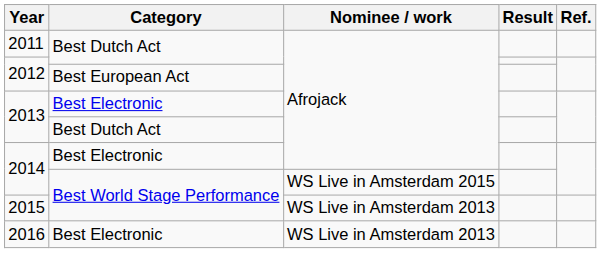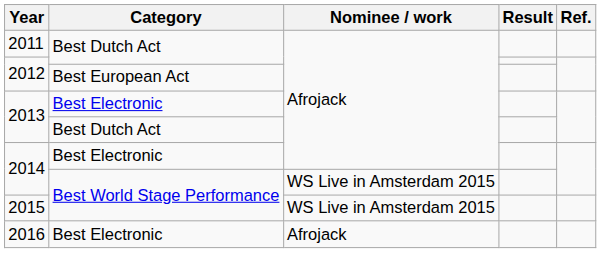(391, 208) WS Live in Amsterdam 2013 -> (391, 208) WS Live in Amsterdam 2015
(391, 234) WS Live in Amsterdam 2013 -> (317, 234) Afrojack
